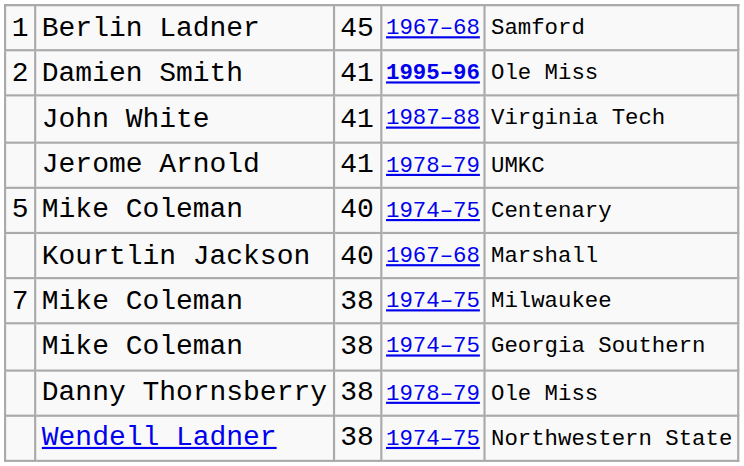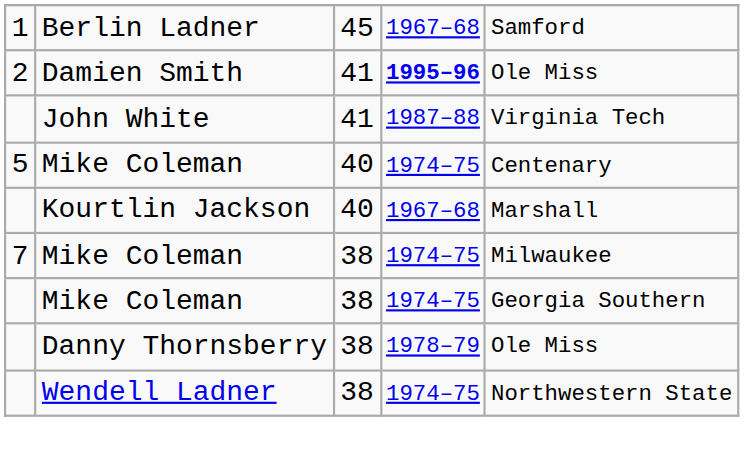- row: (20, 165)
